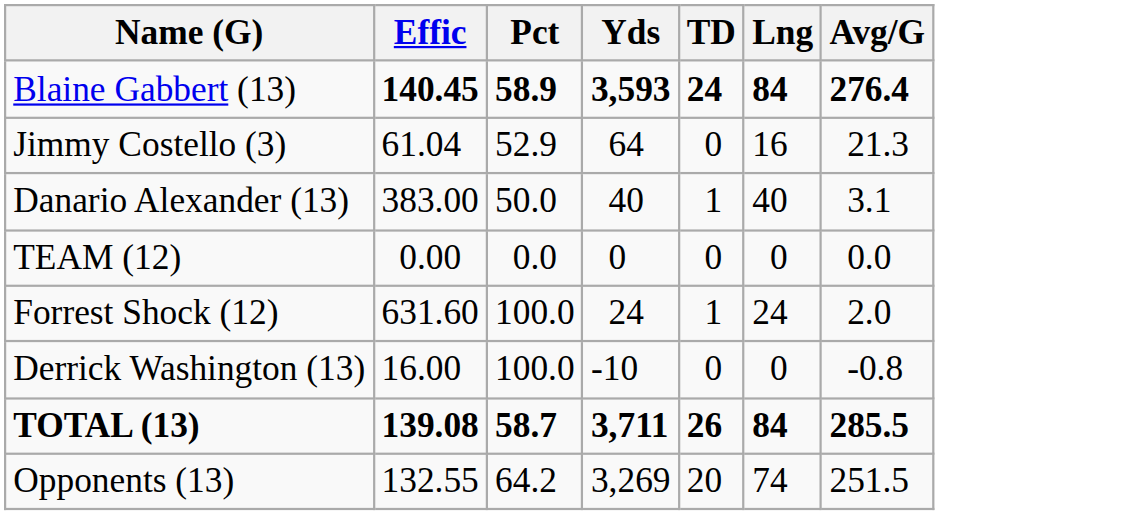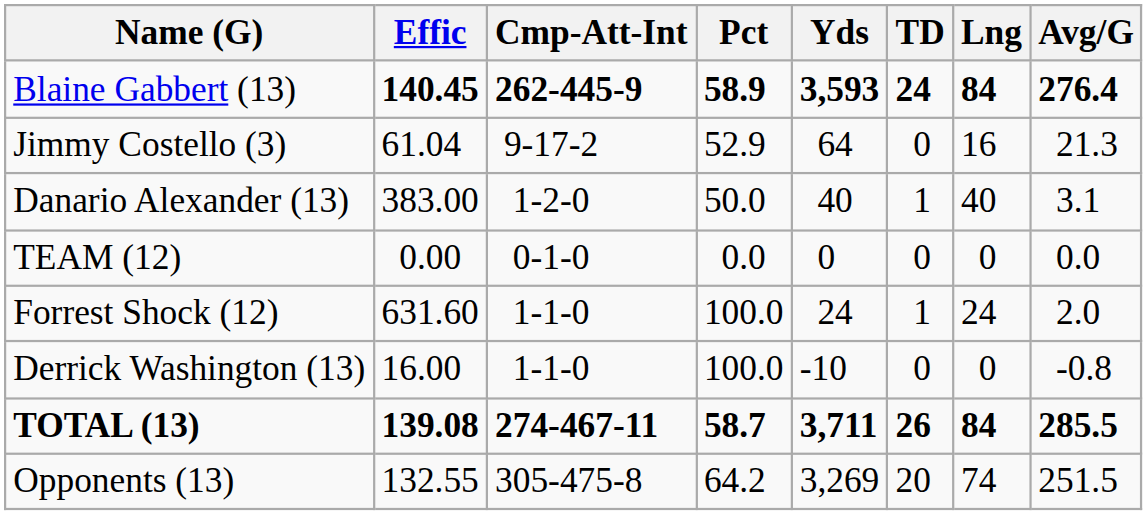+ column: (591, 32)
